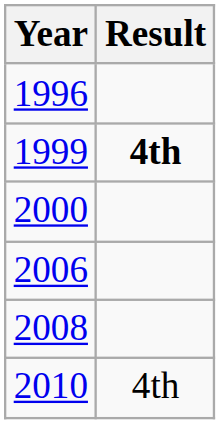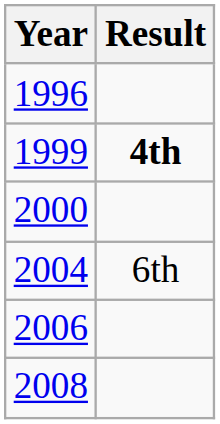+ row: (51, 269)
- row: (51, 387)
